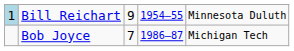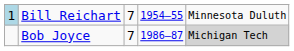(131, 15) 9 -> (131, 15) 7
(228, 36) no background -> (228, 36) lightgrey background
